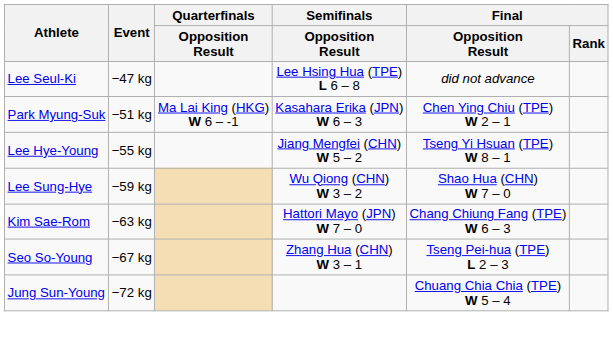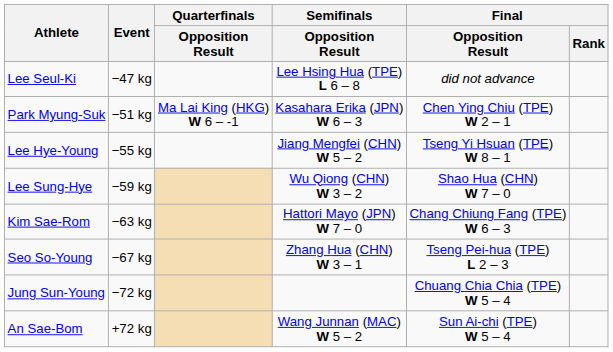+ row: (45, 329)
